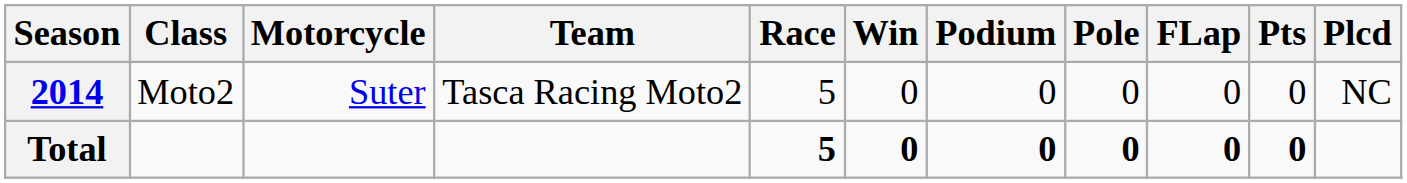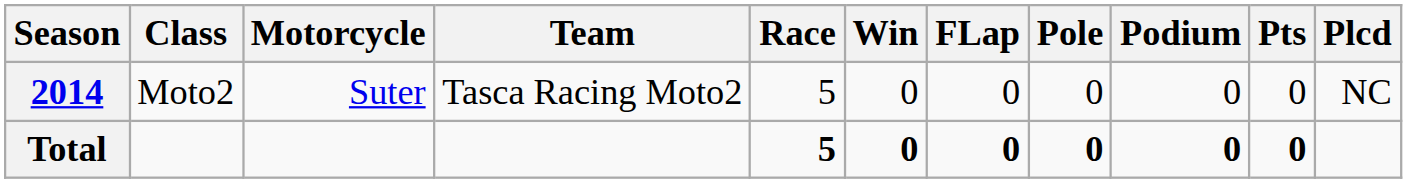columns swapped: (996, 33) <-> (1199, 33)
